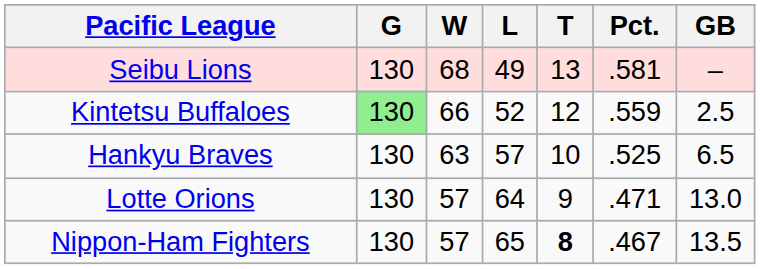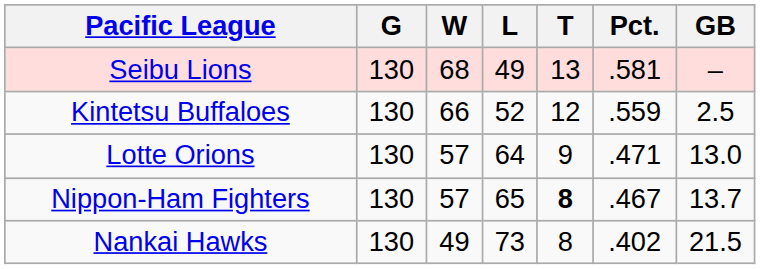(391, 112) lightgreen background -> (391, 112) no background
- row: (180, 155)
(715, 241) 13.5 -> (715, 198) 13.7
+ row: (180, 241)
